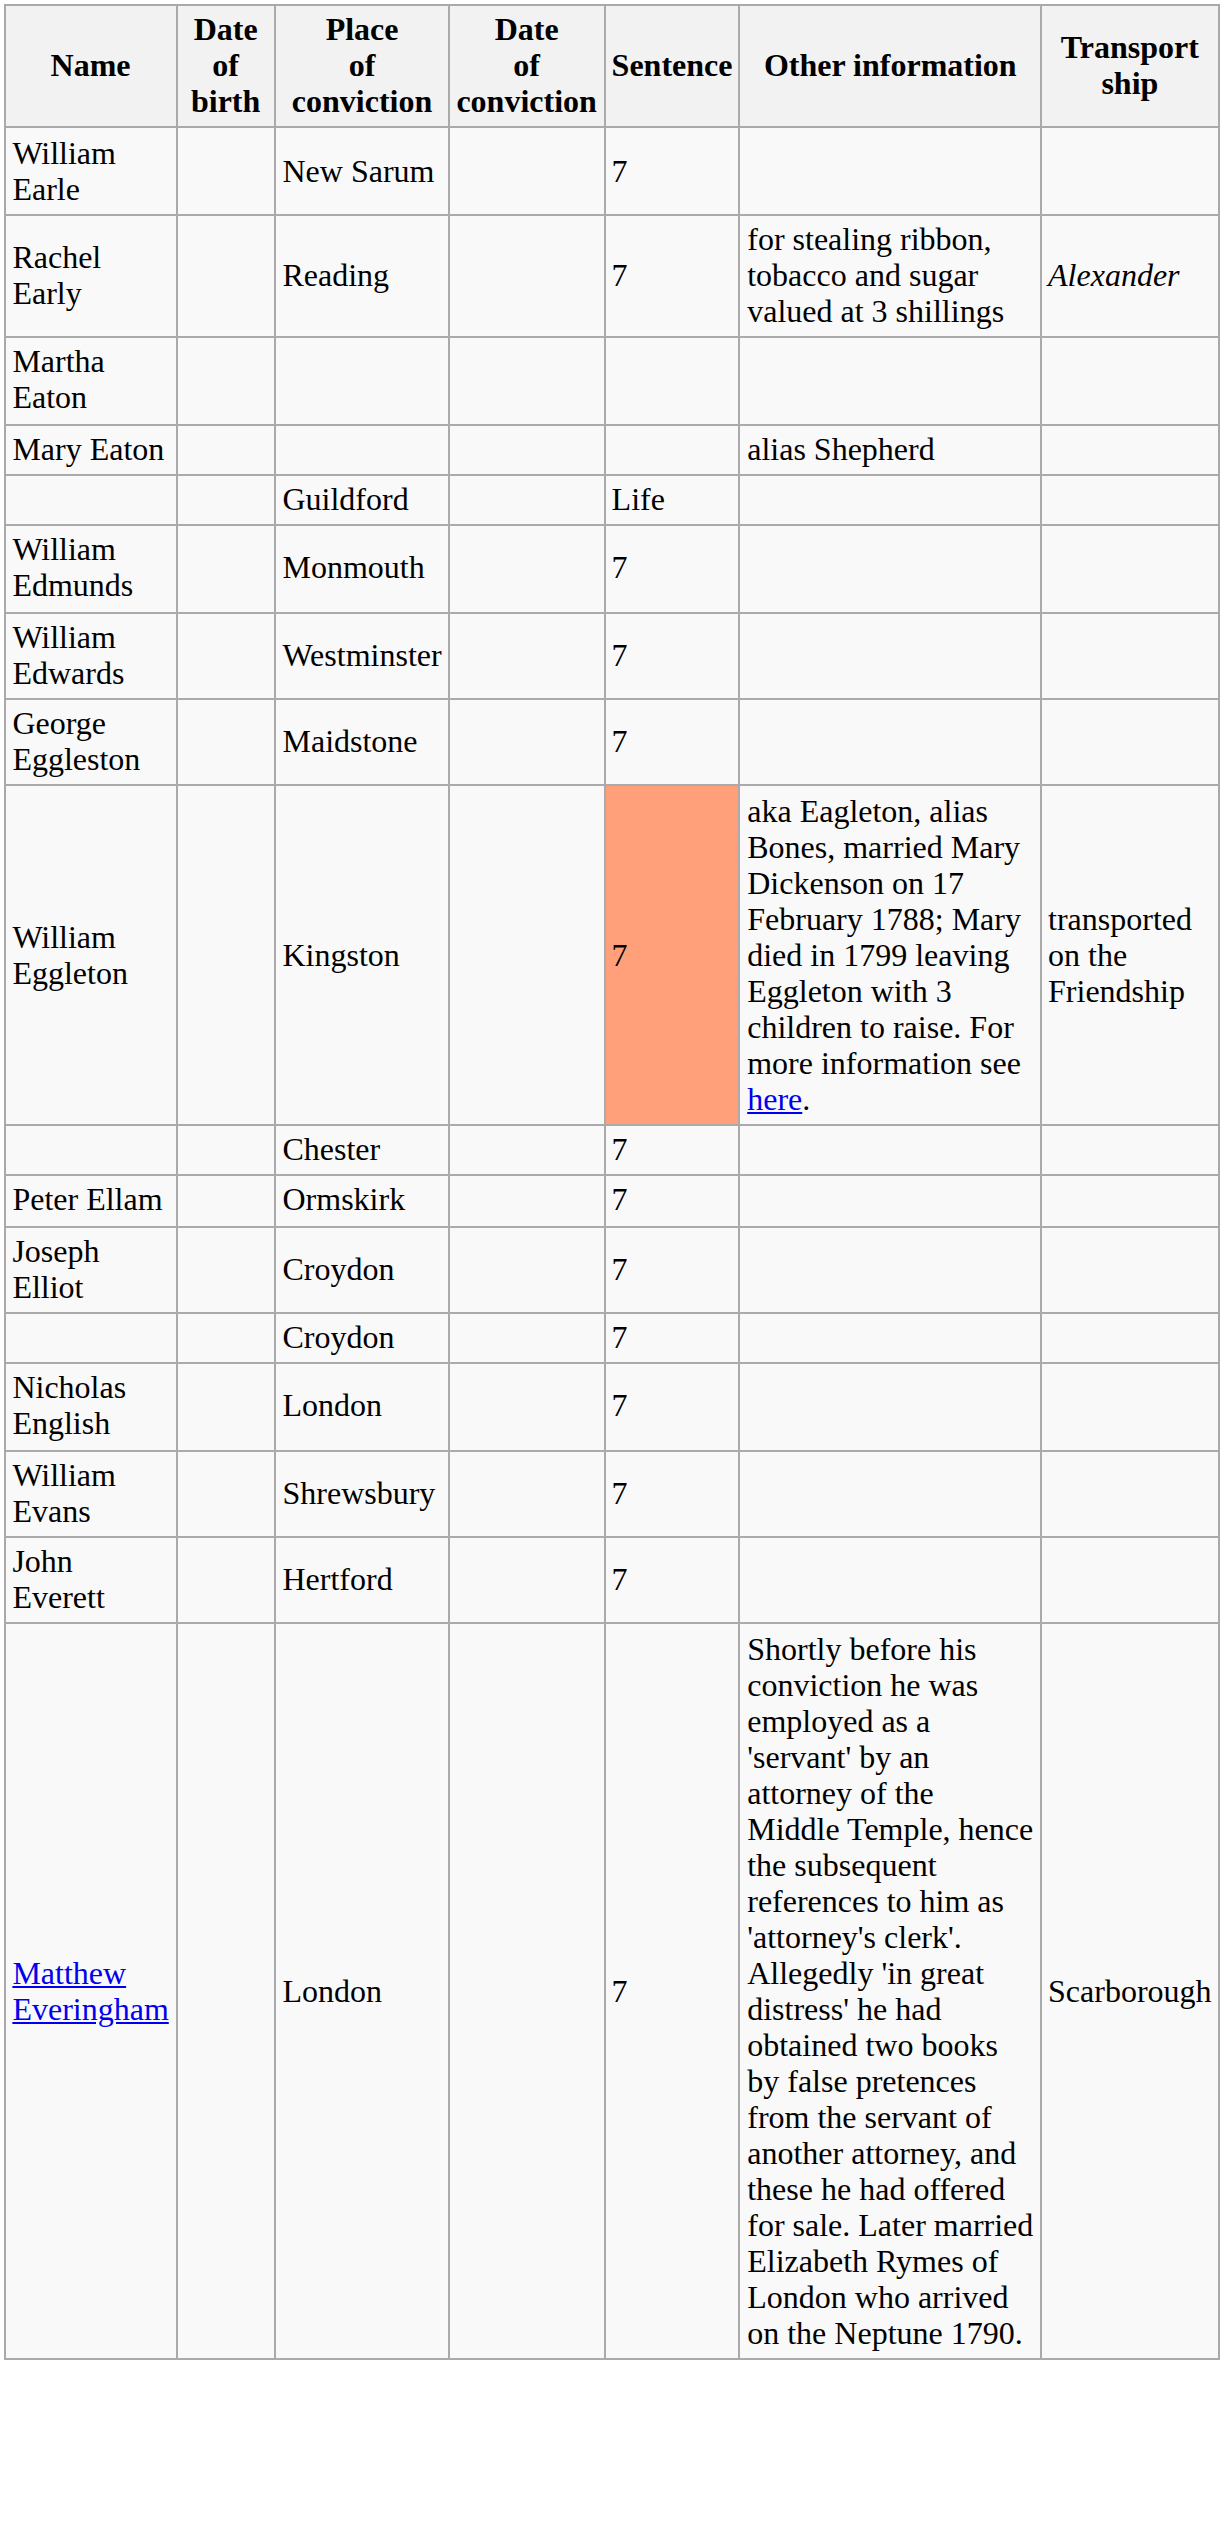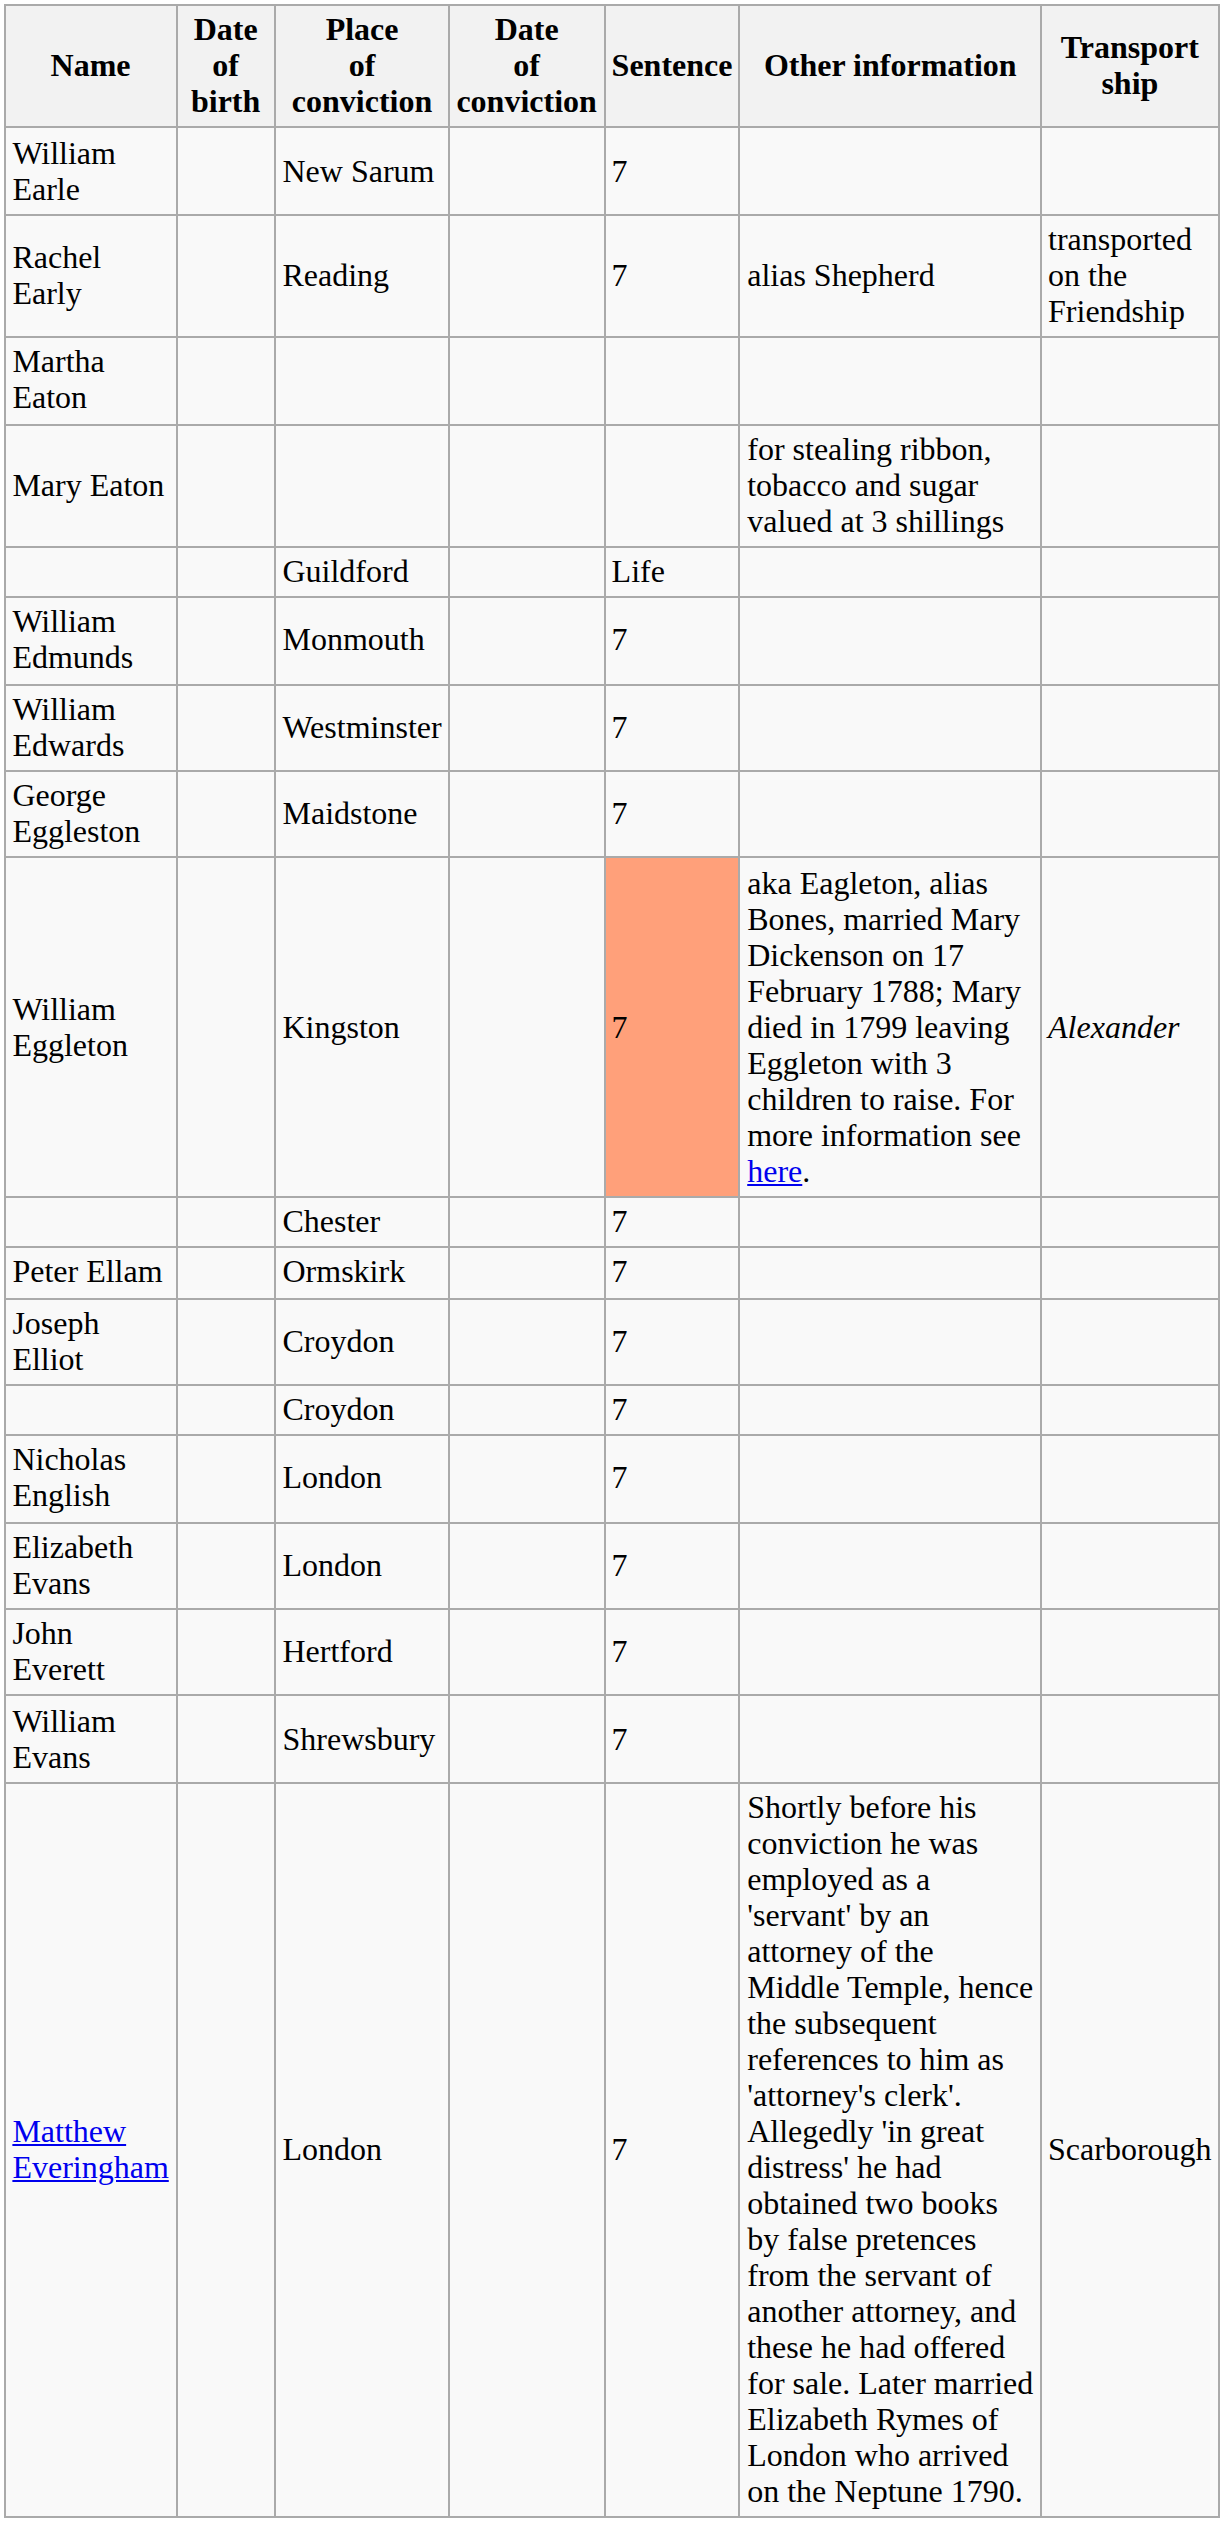(876, 275) for stealing ribbon, tobacco and sugar valued at 3 shillings -> (841, 275) alias Shepherd
(1114, 275) Alexander -> (1120, 275) transported on the Friendship
(841, 448) alias Shepherd -> (876, 484) for stealing ribbon, tobacco and sugar valued at 3 shillings
(1120, 954) transported on the Friendship -> (1114, 1026) Alexander
+ row: (73, 1565)
rows swapped: (64, 1493) <-> (59, 1579)
